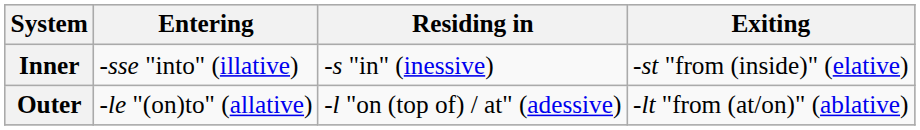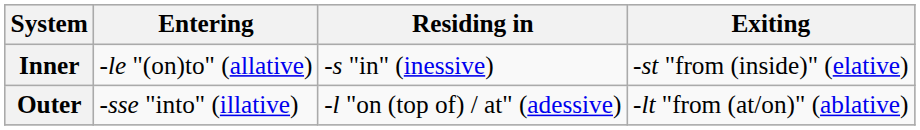(199, 64) -sse "into" (illative) -> (206, 64) -le "(on)to" (allative)
(206, 104) -le "(on)to" (allative) -> (199, 104) -sse "into" (illative)
